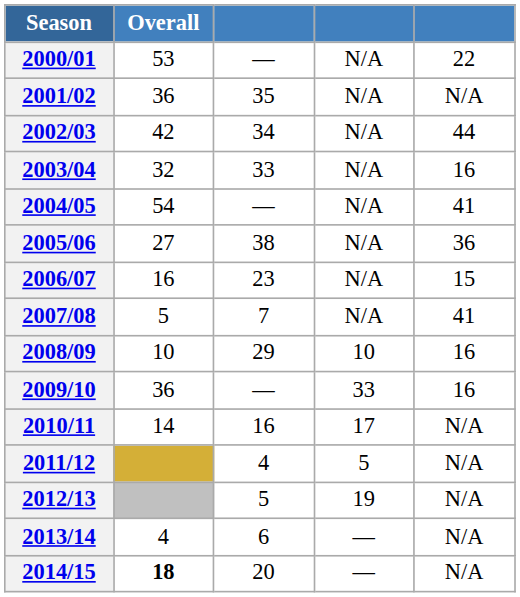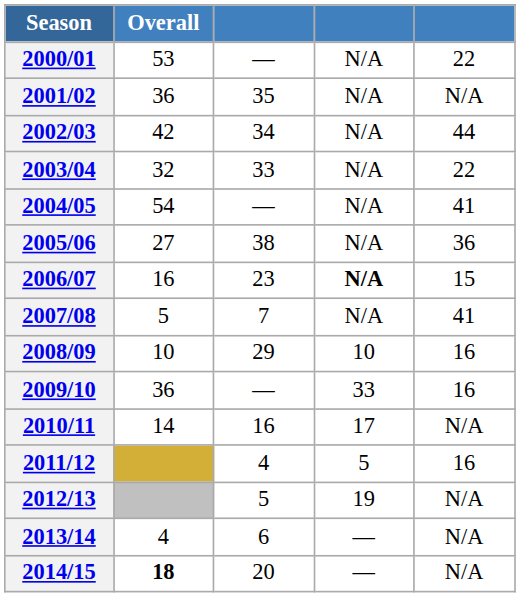(464, 169) 16 -> (464, 169) 22
(364, 279) normal -> (364, 279) bold
(464, 462) N/A -> (464, 462) 16
